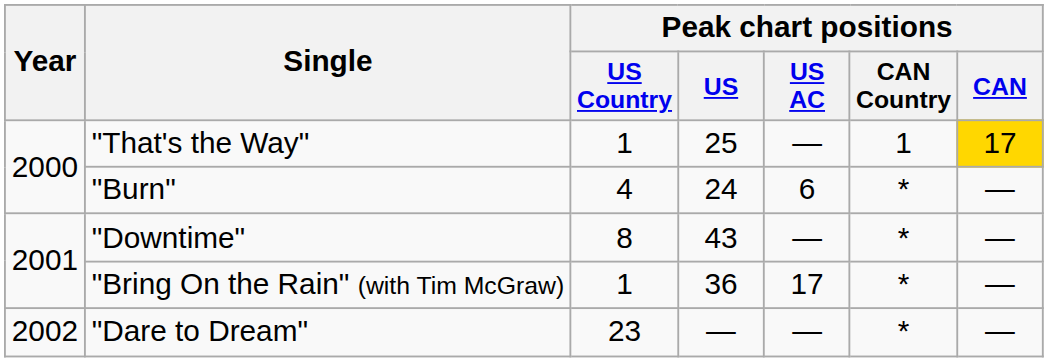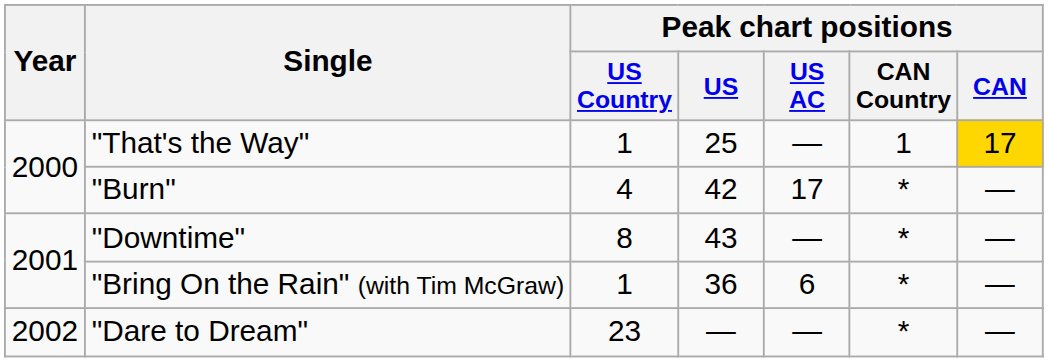(721, 190) 24 -> (721, 190) 42
(807, 190) 6 -> (807, 190) 17
(807, 284) 17 -> (807, 284) 6
